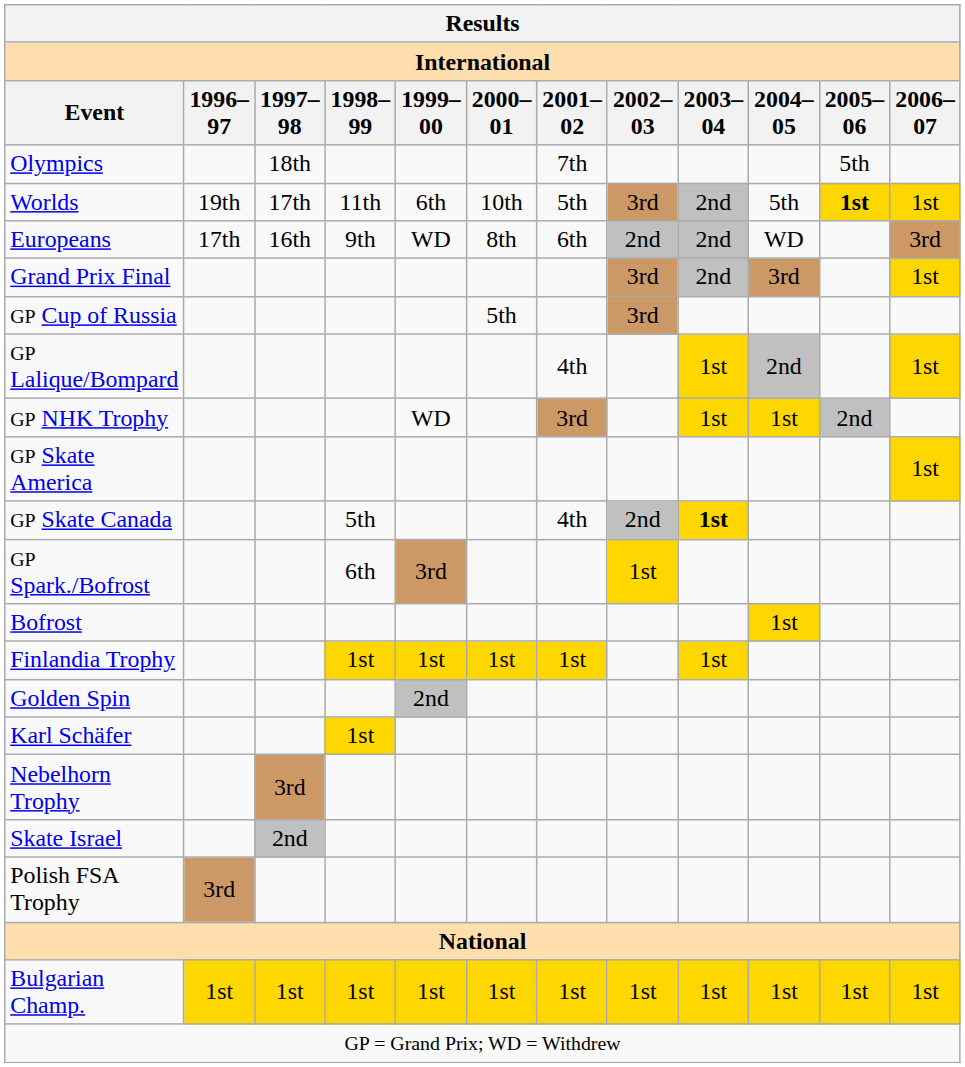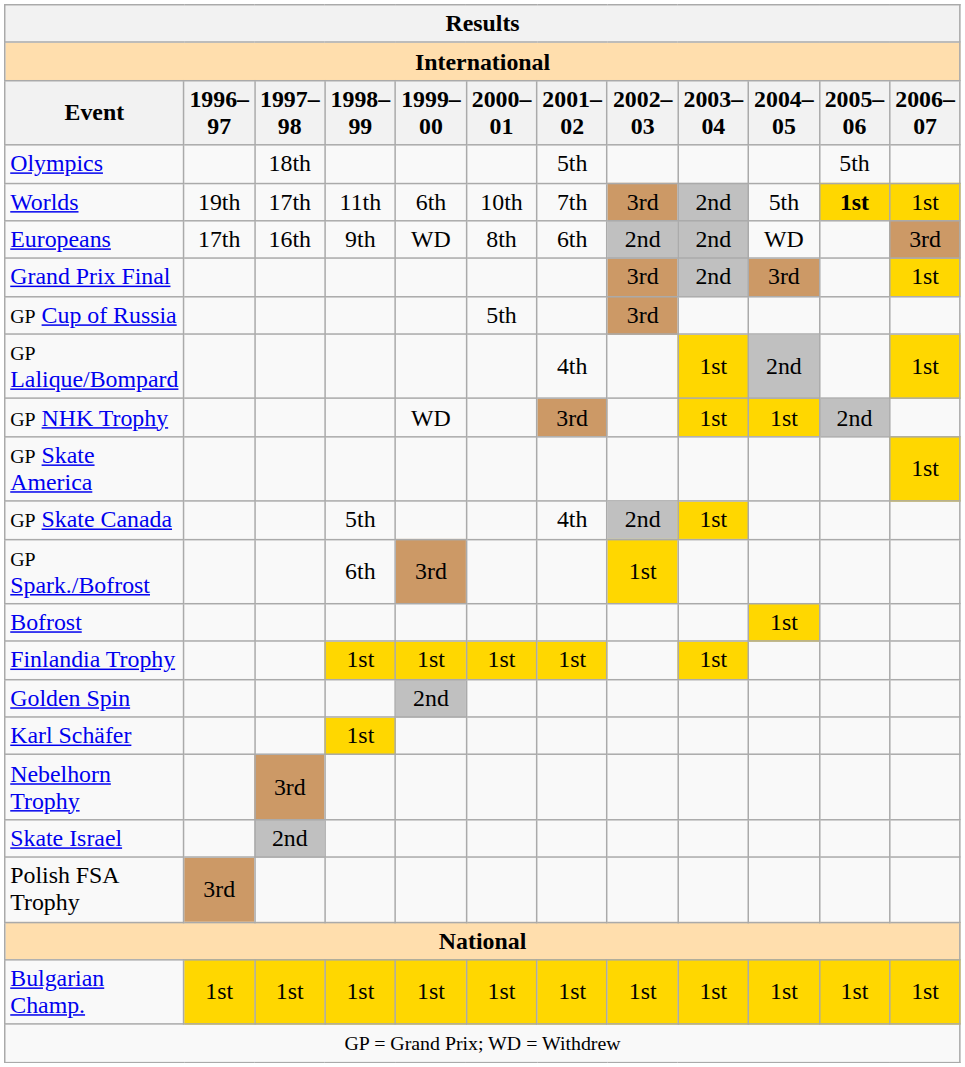(572, 163) 7th -> (572, 163) 5th
(572, 201) 5th -> (572, 201) 7th
(713, 519) bold -> (713, 519) normal
